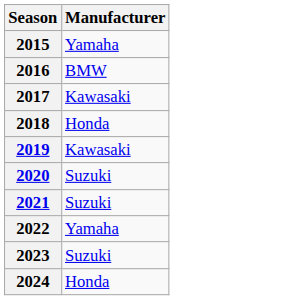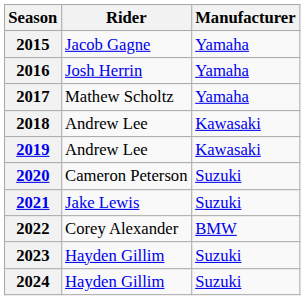+ column: (126, 17)
(86, 70) BMW -> (222, 70) Yamaha
(98, 96) Kawasaki -> (222, 96) Yamaha
(87, 123) Honda -> (228, 123) Kawasaki
(92, 228) Yamaha -> (216, 228) BMW
(87, 281) Honda -> (218, 281) Suzuki
